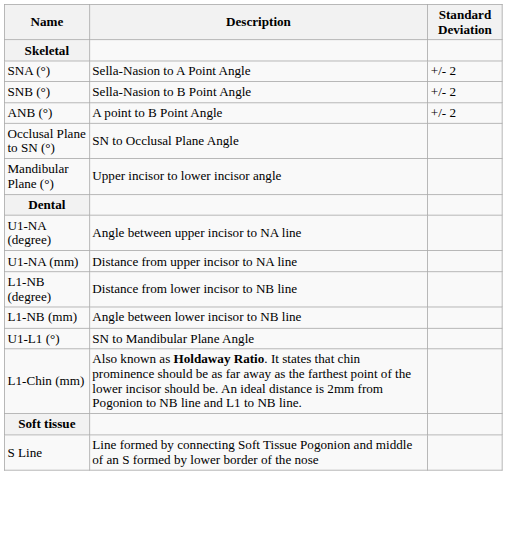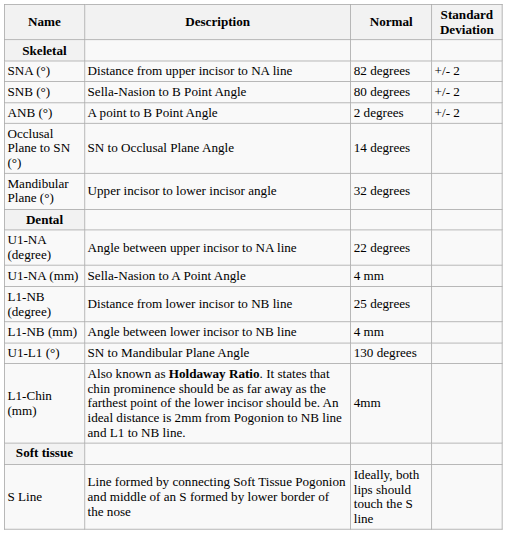+ column: (391, 22)
(171, 71) Sella-Nasion to A Point Angle -> (190, 71) Distance from upper incisor to NA line
(195, 261) Distance from upper incisor to NA line -> (167, 275) Sella-Nasion to A Point Angle
